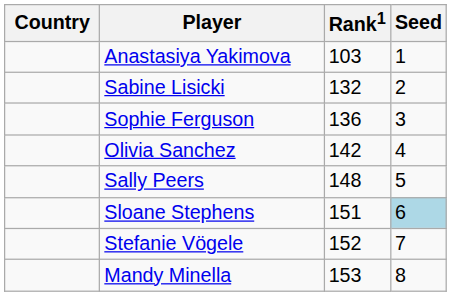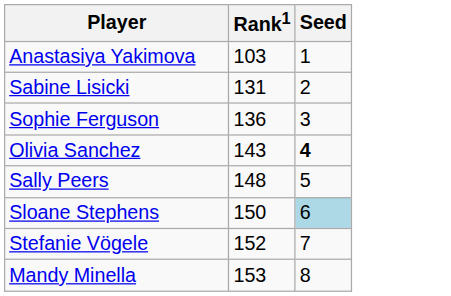- column: (52, 22)
(345, 87) 132 -> (250, 87) 131
(345, 150) 142 -> (250, 150) 143
(400, 150) normal -> (305, 150) bold
(345, 212) 151 -> (250, 212) 150
